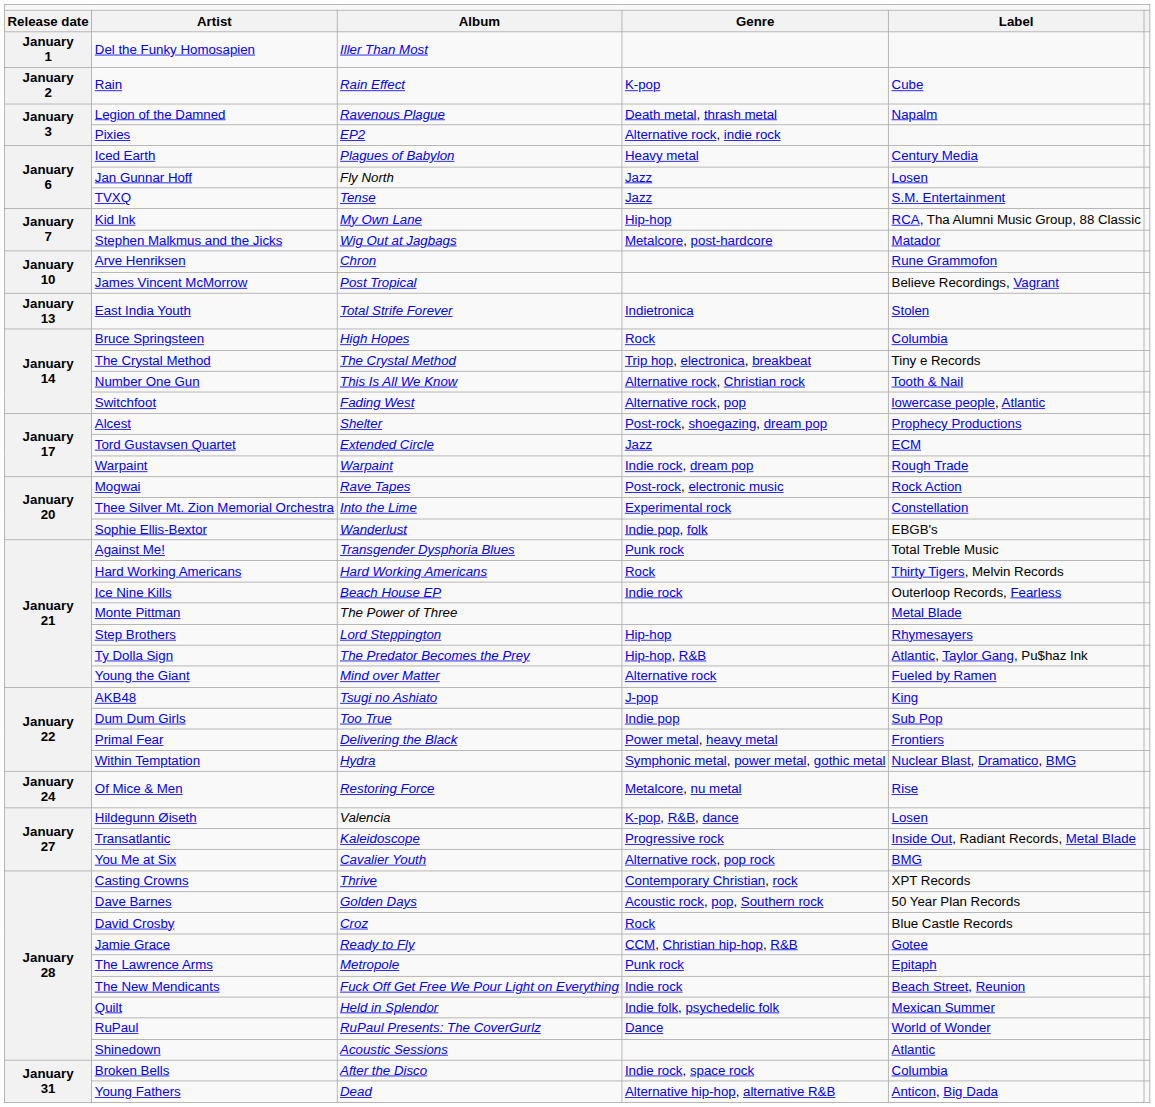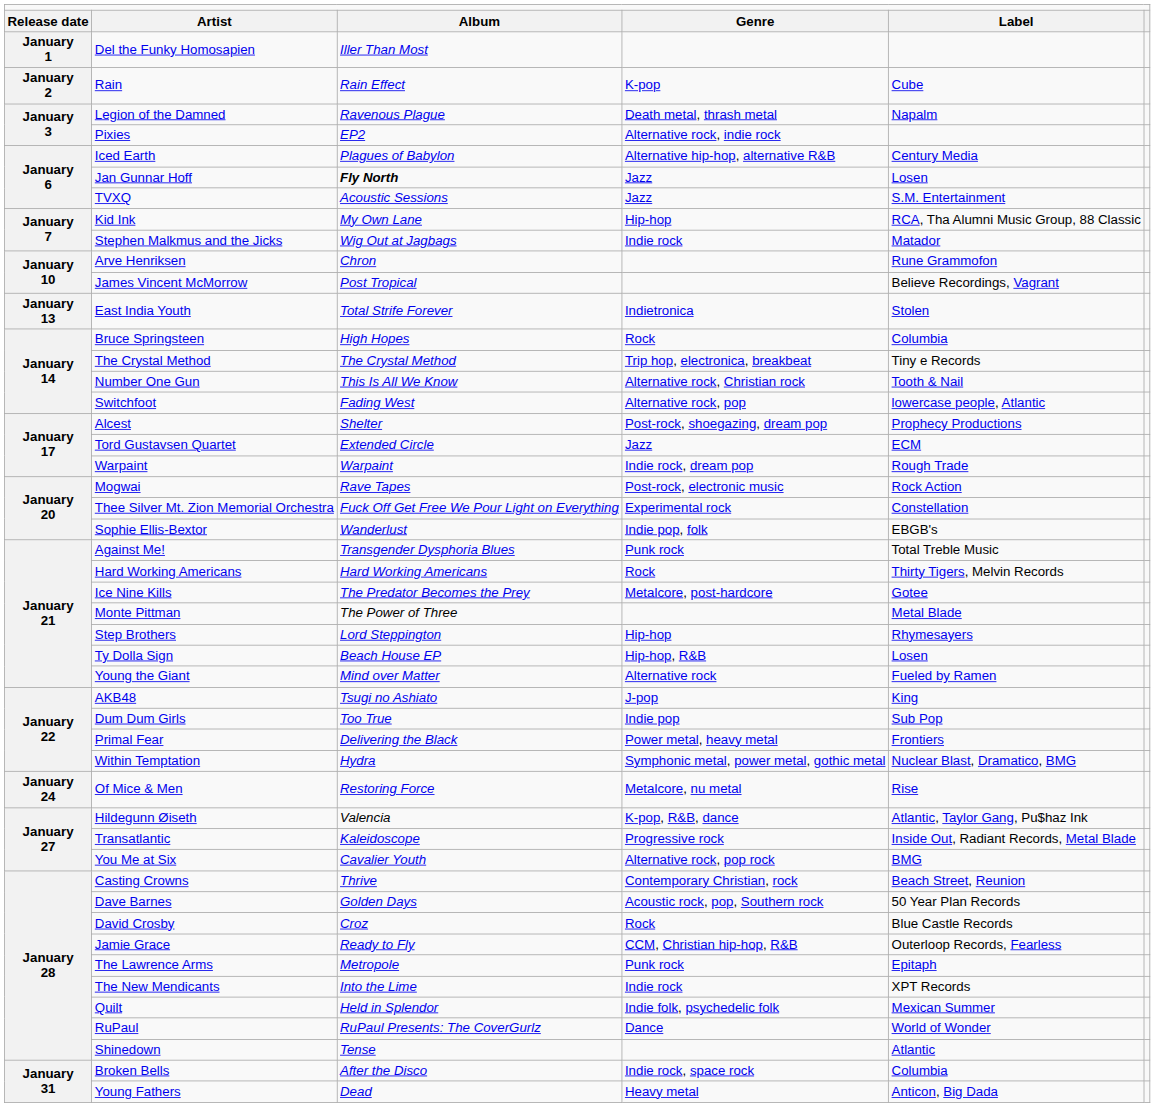(662, 156) Heavy metal -> (730, 156) Alternative hip-hop, alternative R&B
(367, 177) normal -> (369, 177) bold
(358, 198) Tense -> (394, 198) Acoustic Sessions
(699, 240) Metalcore, post-hardcore -> (654, 240) Indie rock
(378, 508) Into the Lime -> (479, 508) Fuck Off Get Free We Pour Light on Everything
(391, 592) Beach House EP -> (435, 592) The Predator Becomes the Prey
(654, 592) Indie rock -> (699, 592) Metalcore, post-hardcore
(976, 592) Outerloop Records, Fearless -> (910, 592) Gotee
(435, 655) The Predator Becomes the Prey -> (391, 655) Beach House EP
(990, 655) Atlantic, Taylor Gang, Pu$haz Ink -> (910, 655) Losen
(910, 818) Losen -> (990, 818) Atlantic, Taylor Gang, Pu$haz Ink
(931, 881) XPT Records -> (958, 881) Beach Street, Reunion
(910, 944) Gotee -> (976, 944) Outerloop Records, Fearless
(479, 986) Fuck Off Get Free We Pour Light on Everything -> (378, 986) Into the Lime
(958, 986) Beach Street, Reunion -> (931, 986) XPT Records
(394, 1049) Acoustic Sessions -> (358, 1049) Tense
(730, 1091) Alternative hip-hop, alternative R&B -> (662, 1091) Heavy metal
